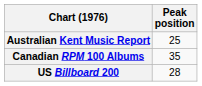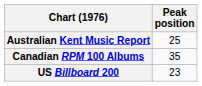(175, 72) 28 -> (175, 72) 23
